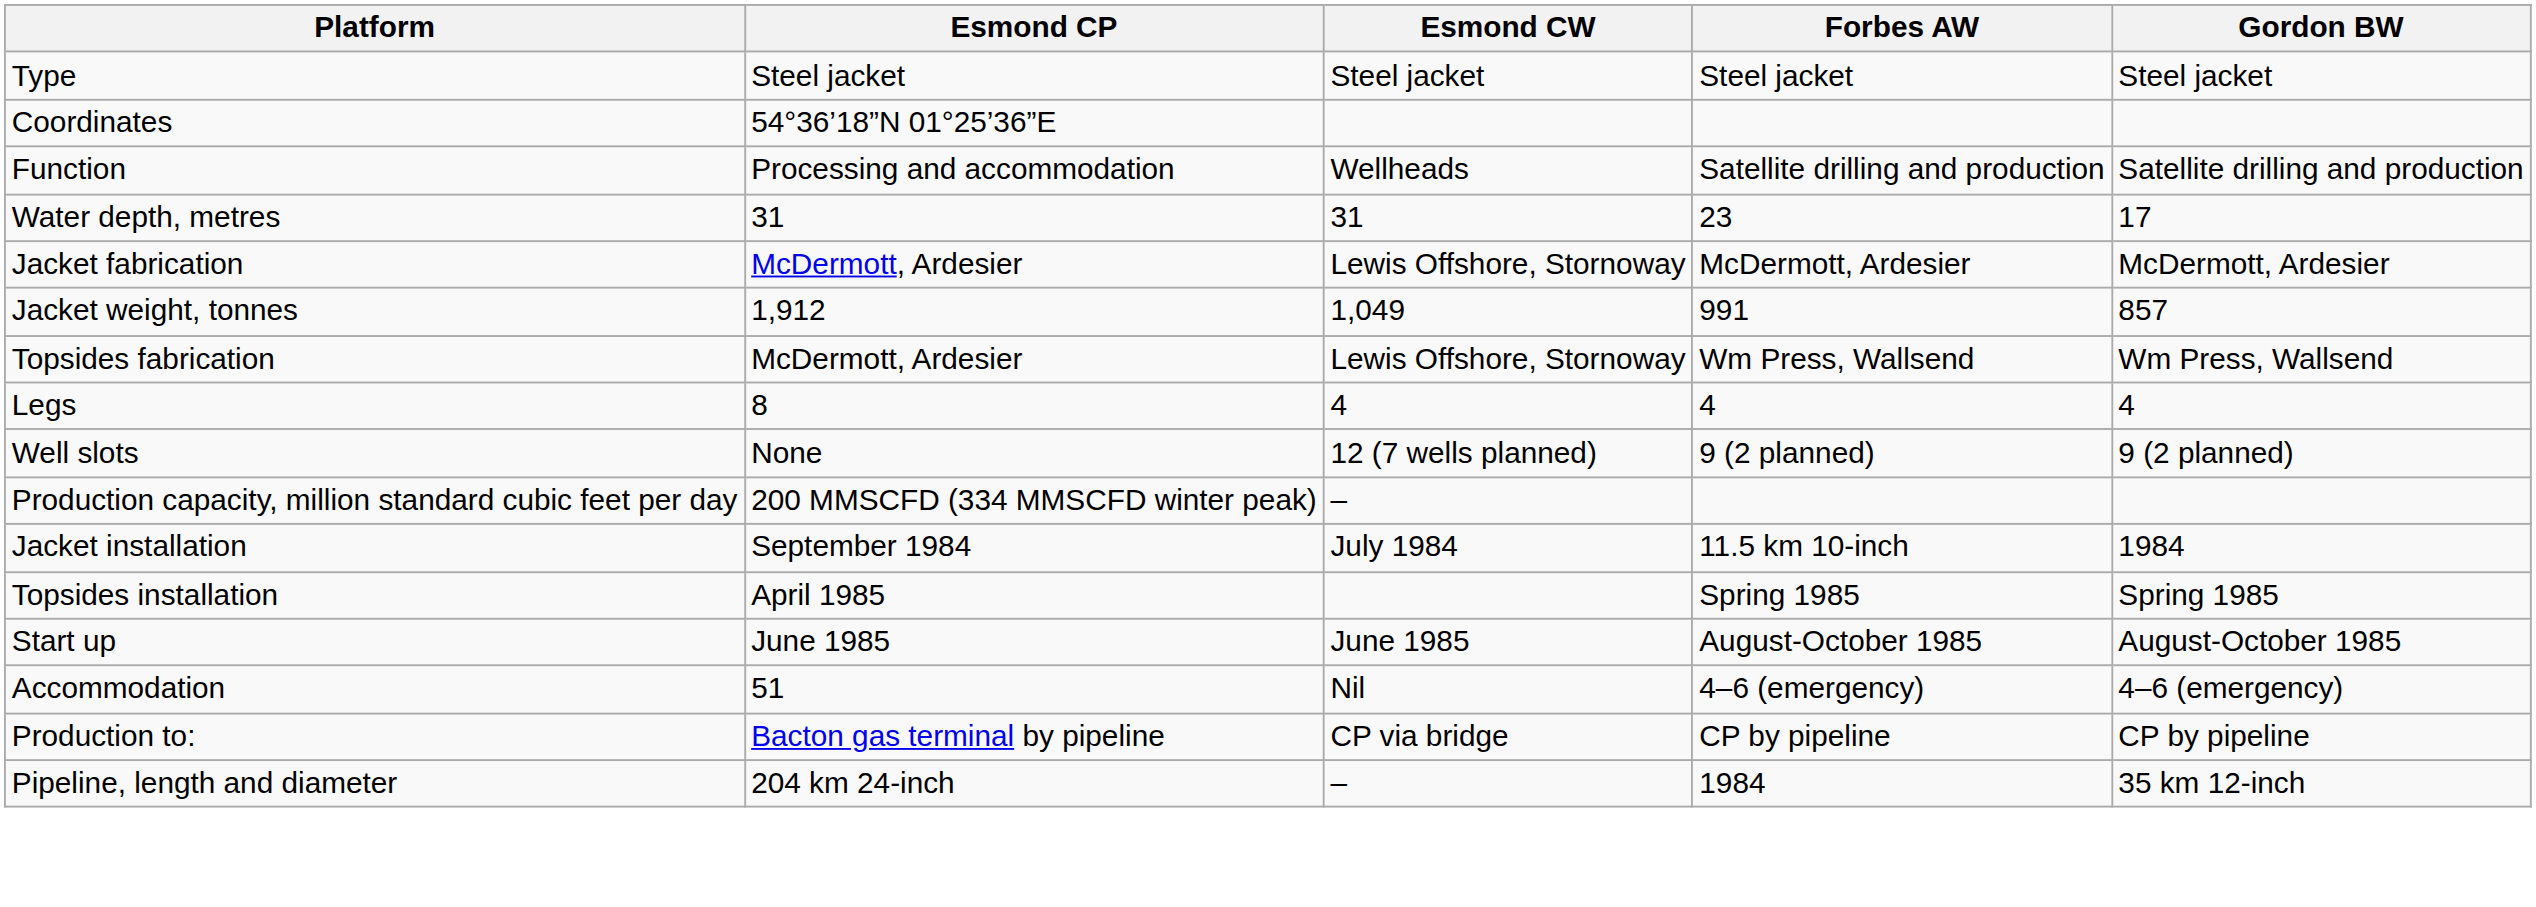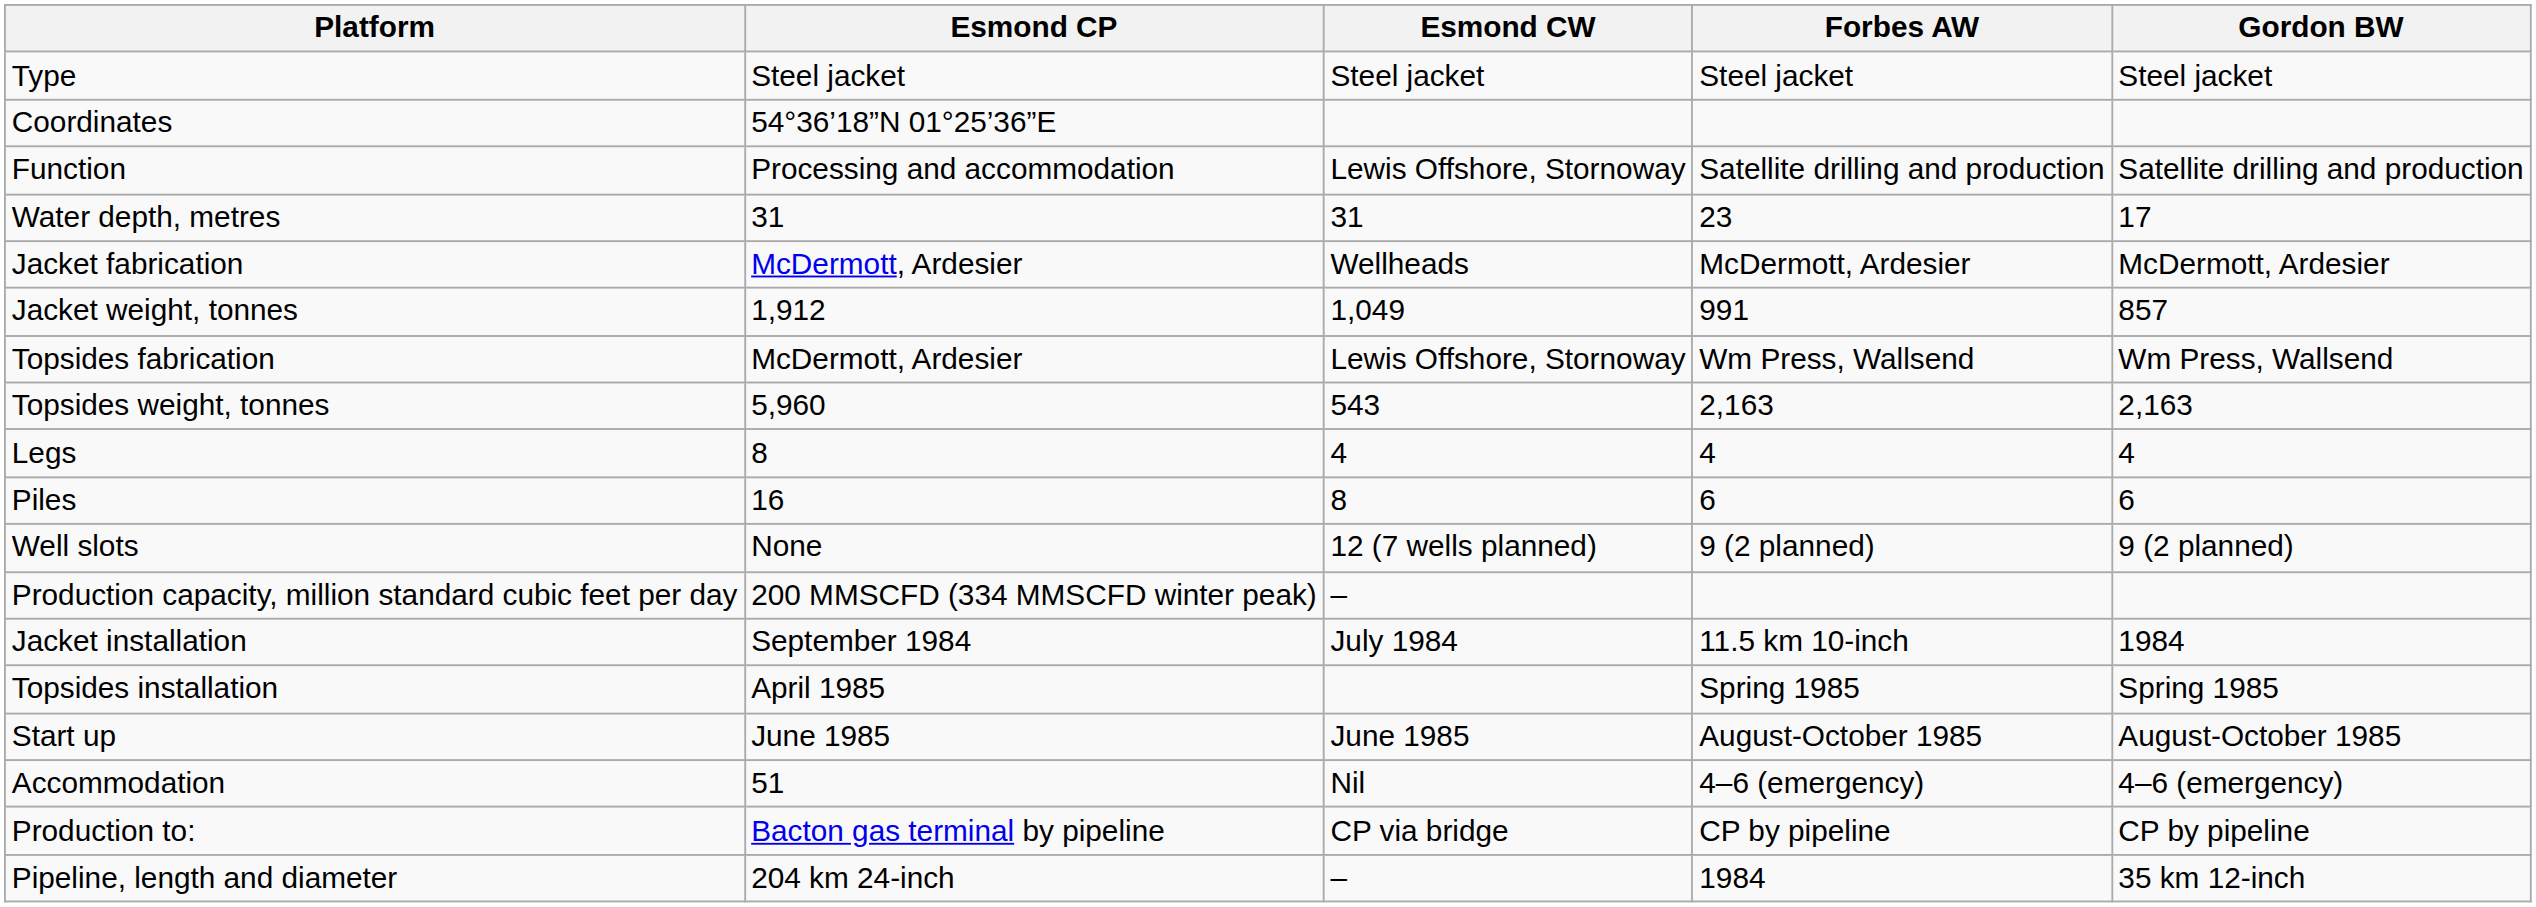(1400, 169) Wellheads -> (1508, 169) Lewis Offshore, Stornoway
(1508, 264) Lewis Offshore, Stornoway -> (1400, 264) Wellheads
+ row: (171, 405)
+ row: (44, 500)
